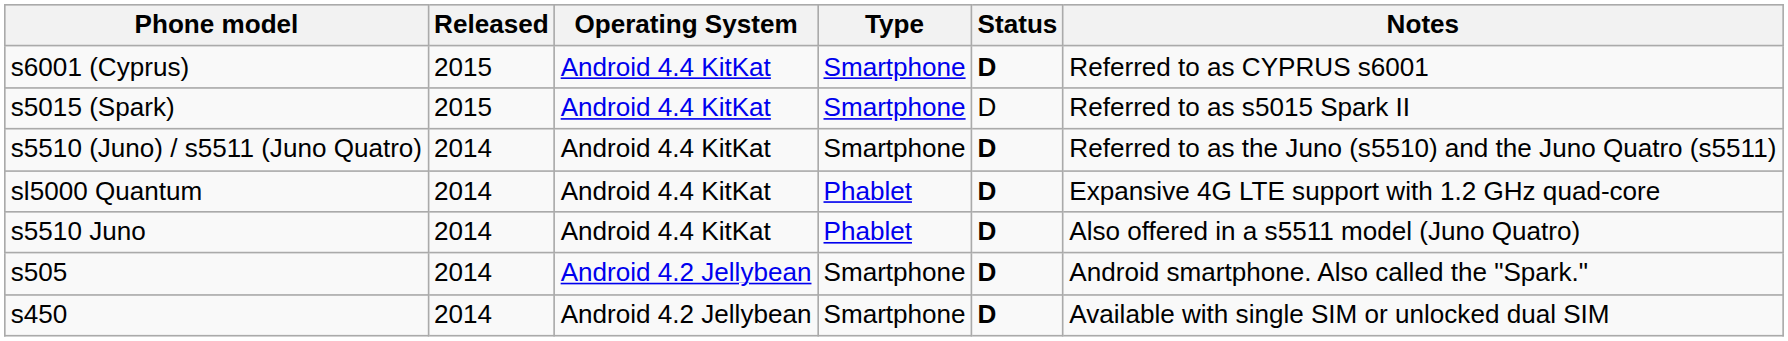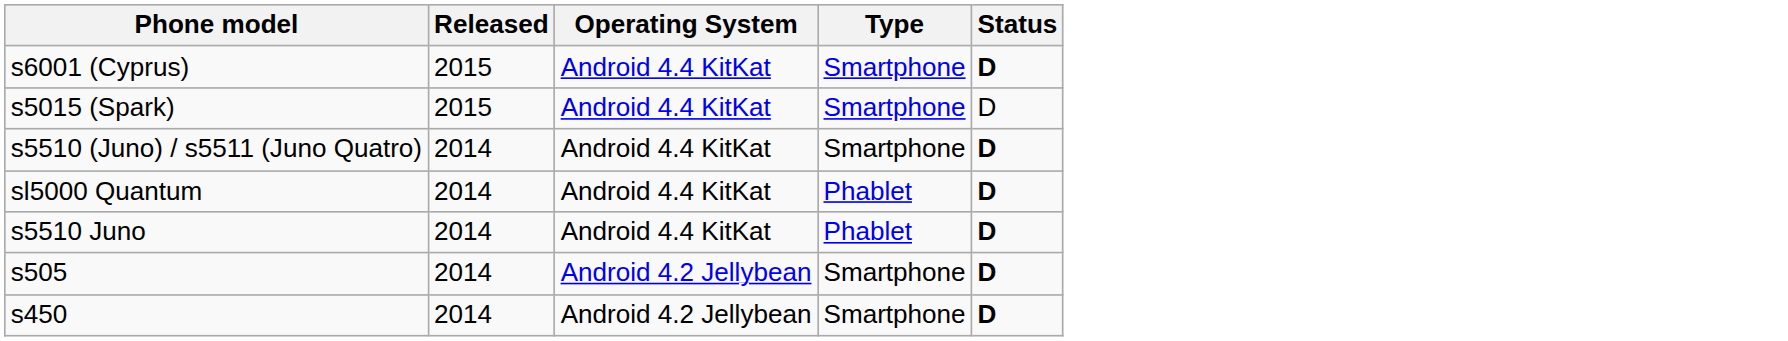- column: (1423, 25)
